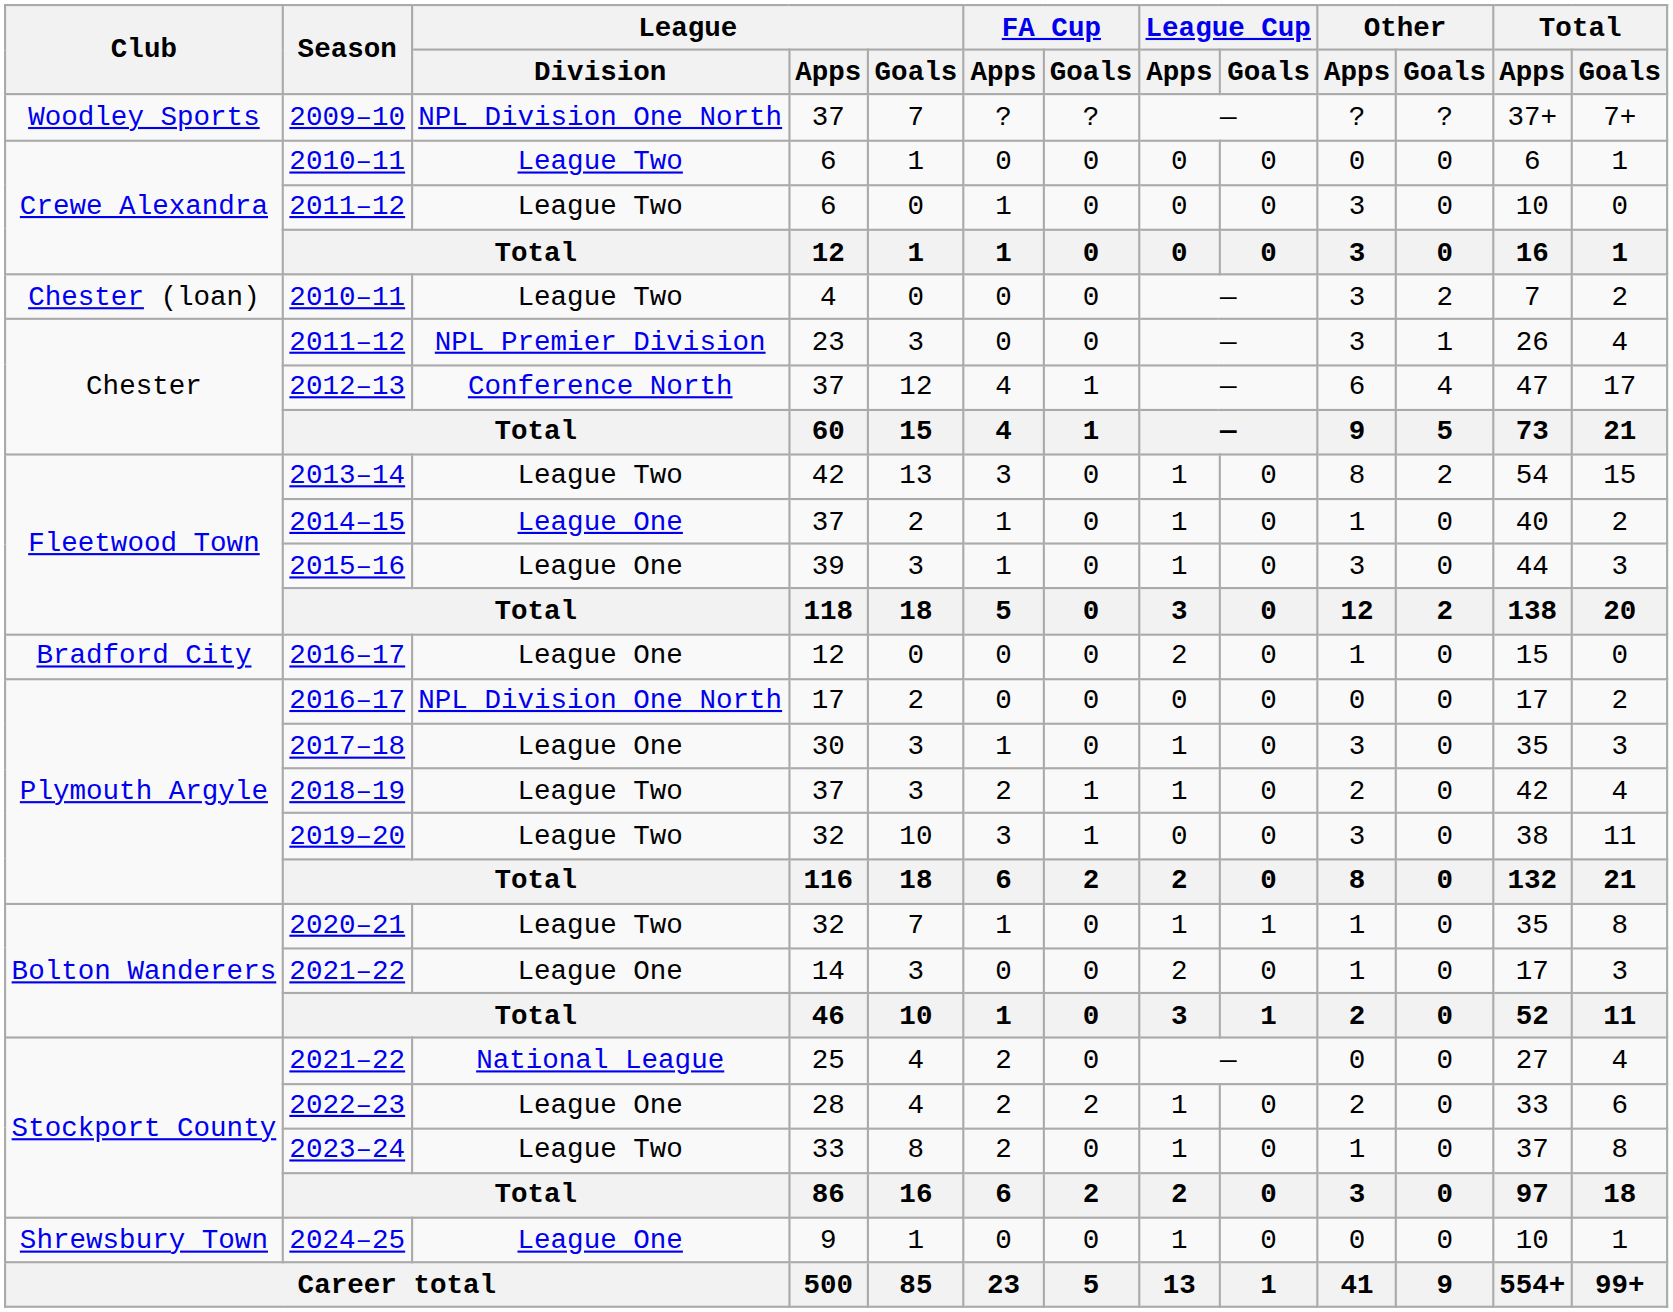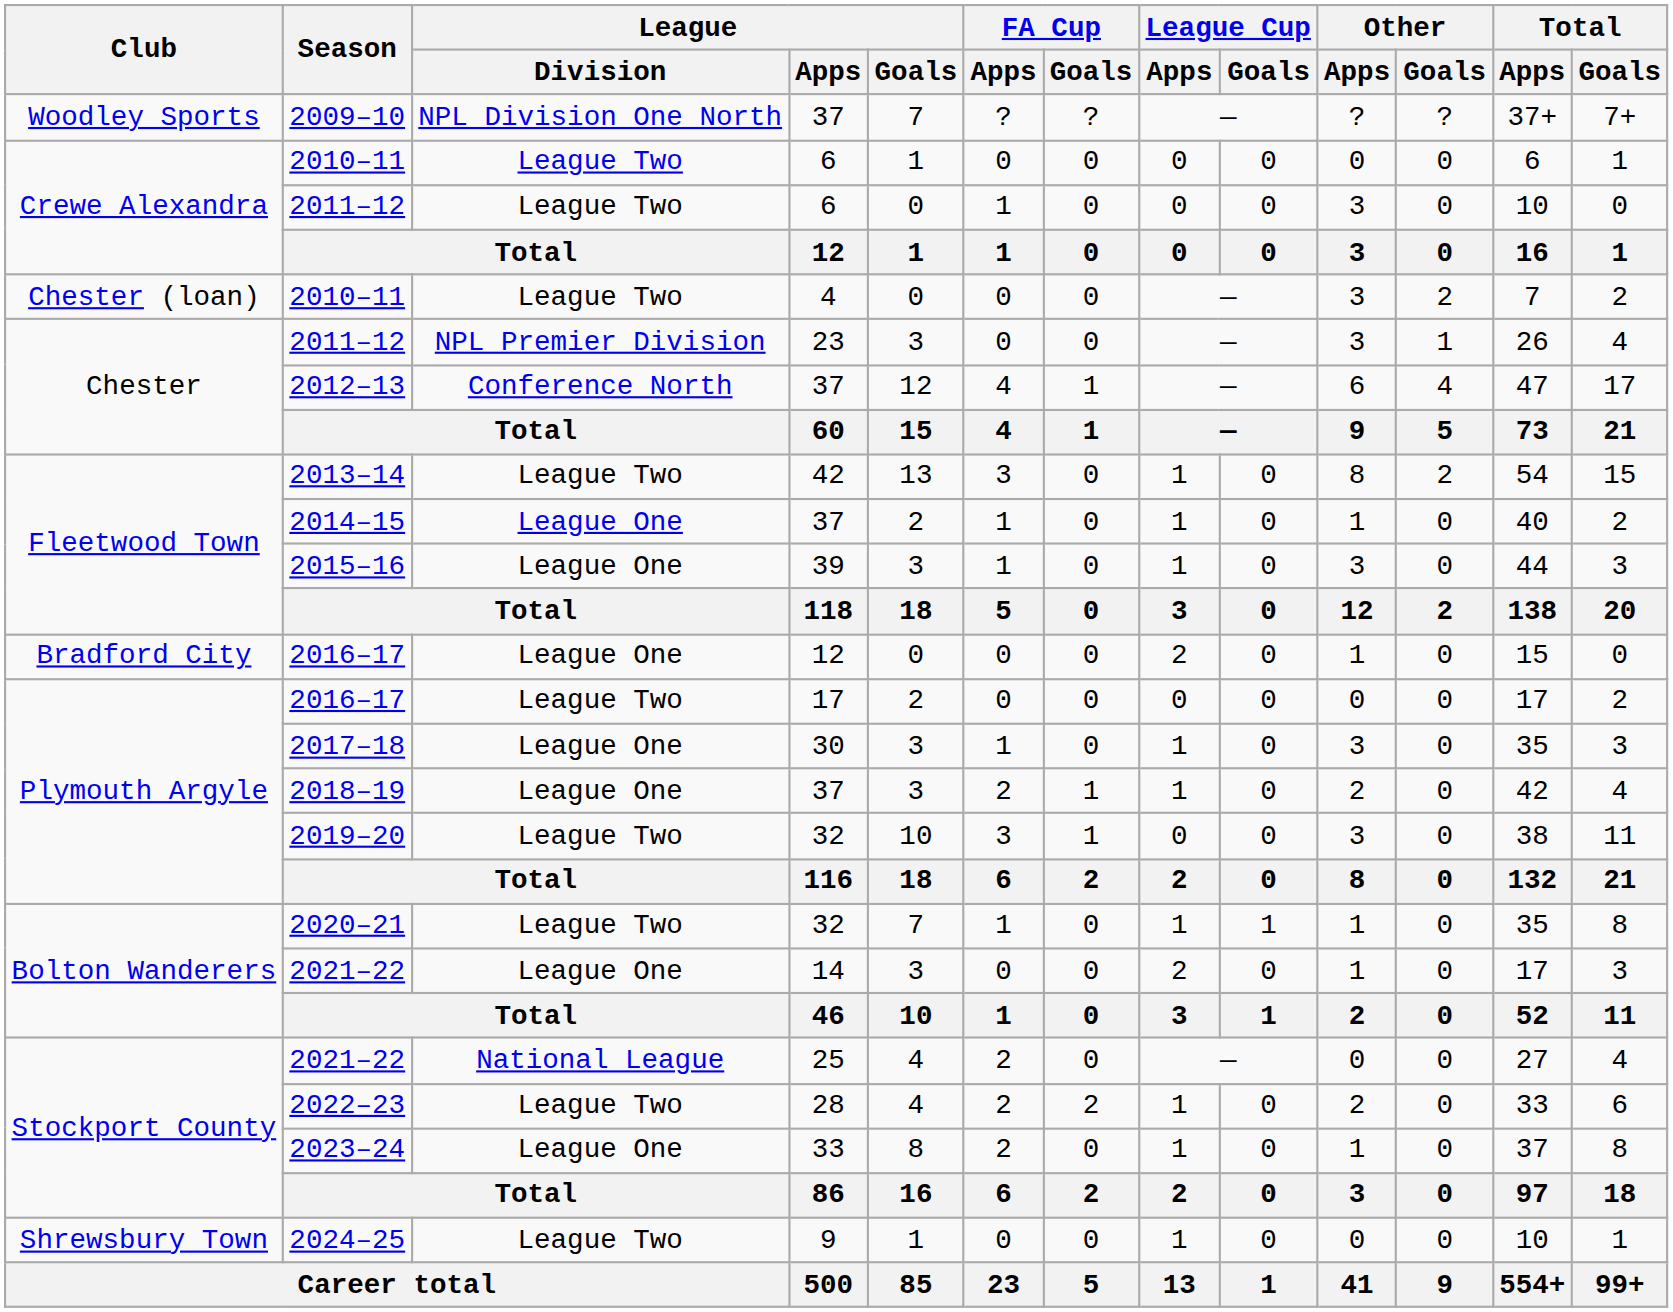(600, 701) NPL Division One North -> (600, 701) League Two
(600, 791) League Two -> (600, 791) League One
(600, 1106) League One -> (600, 1106) League Two
(600, 1150) League Two -> (600, 1150) League One
(600, 1240) League One -> (600, 1240) League Two
